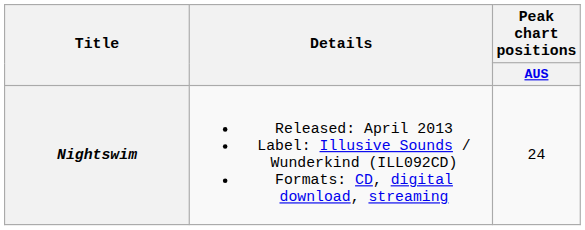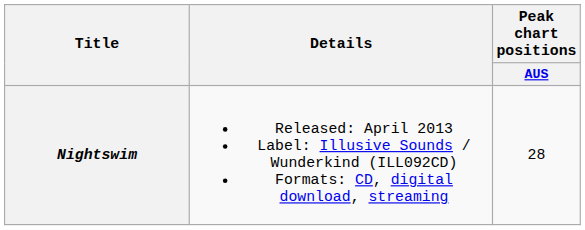(536, 155) 24 -> (536, 155) 28
